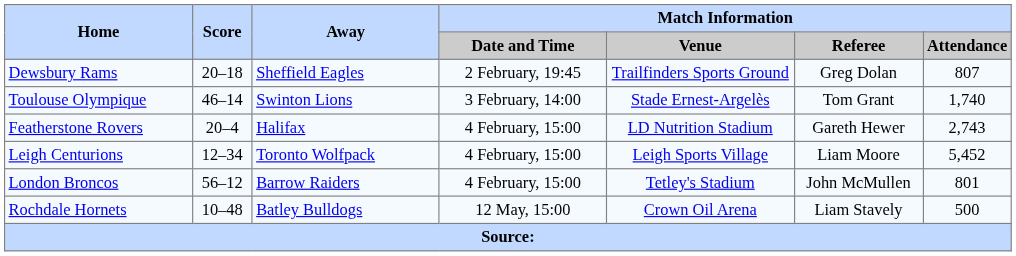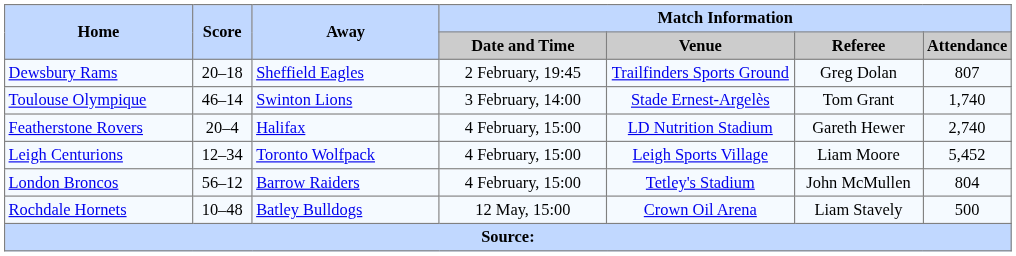(967, 127) 2,743 -> (967, 127) 2,740
(967, 182) 801 -> (967, 182) 804
